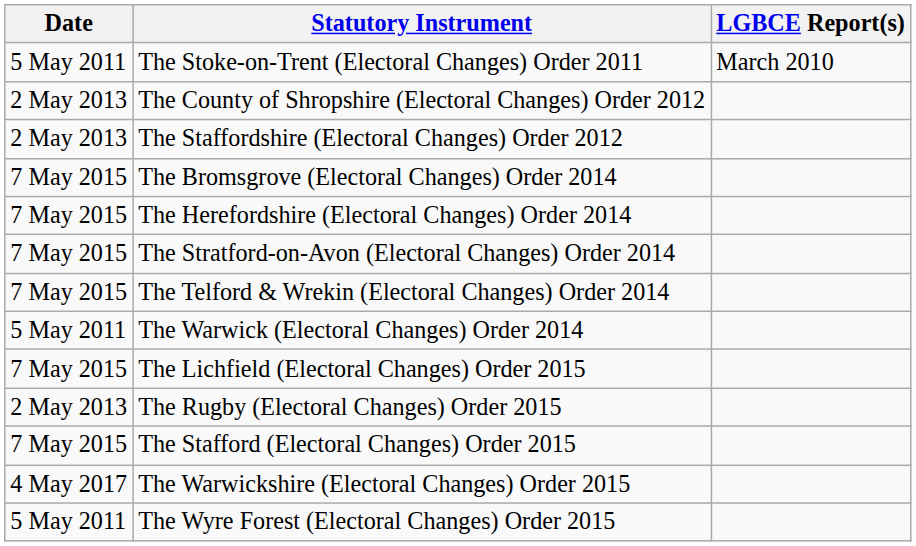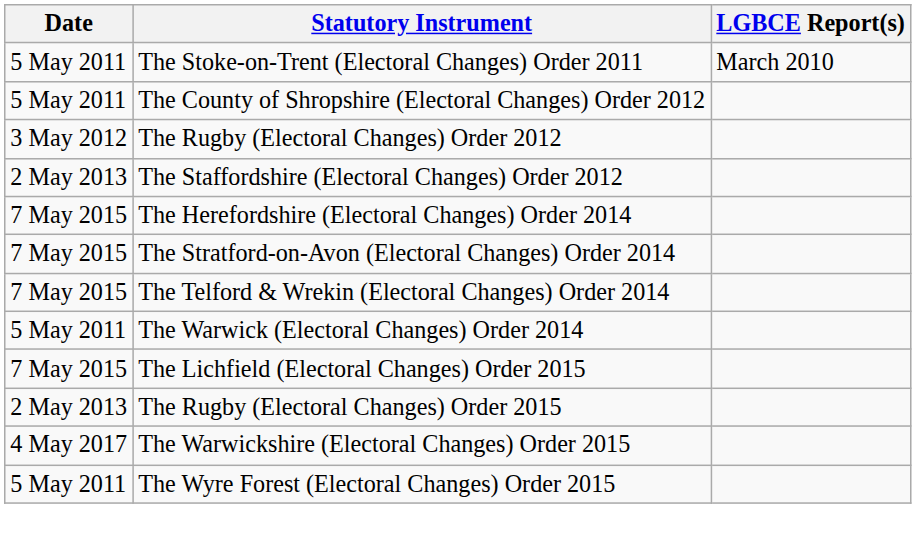(69, 100) 2 May 2013 -> (68, 100) 5 May 2011
+ row: (350, 138)
- row: (377, 176)
- row: (357, 445)
